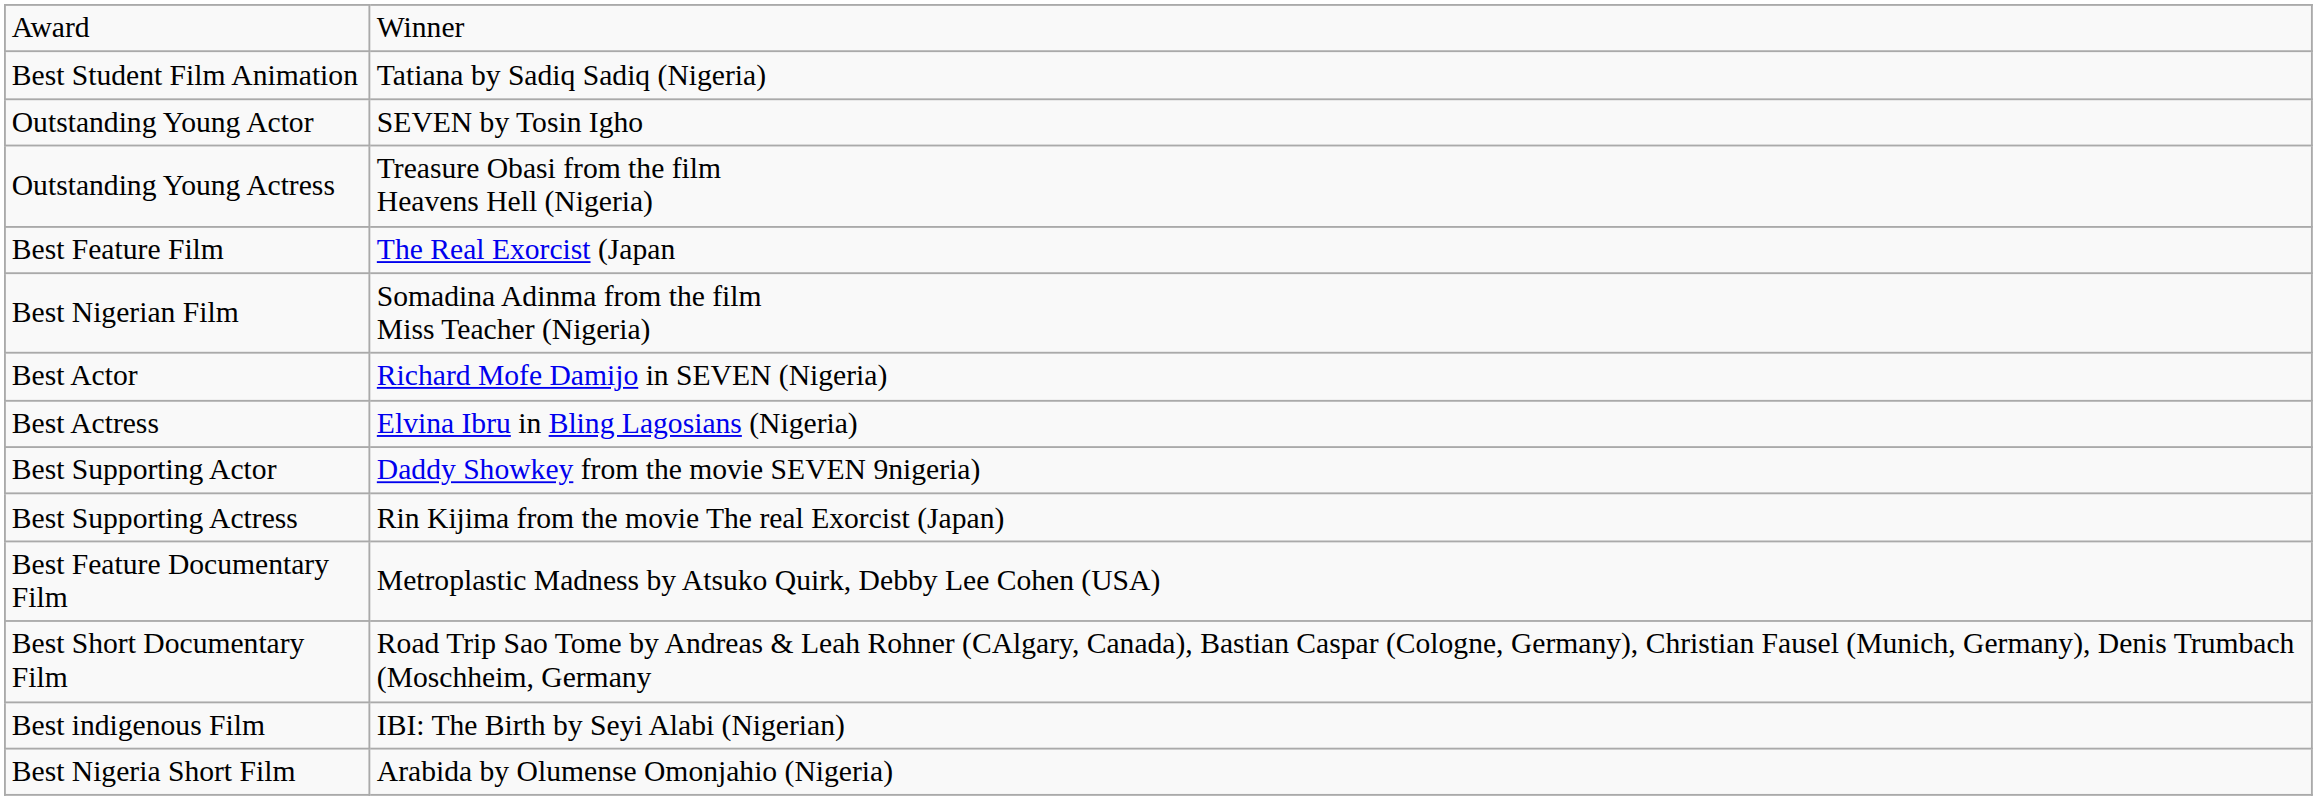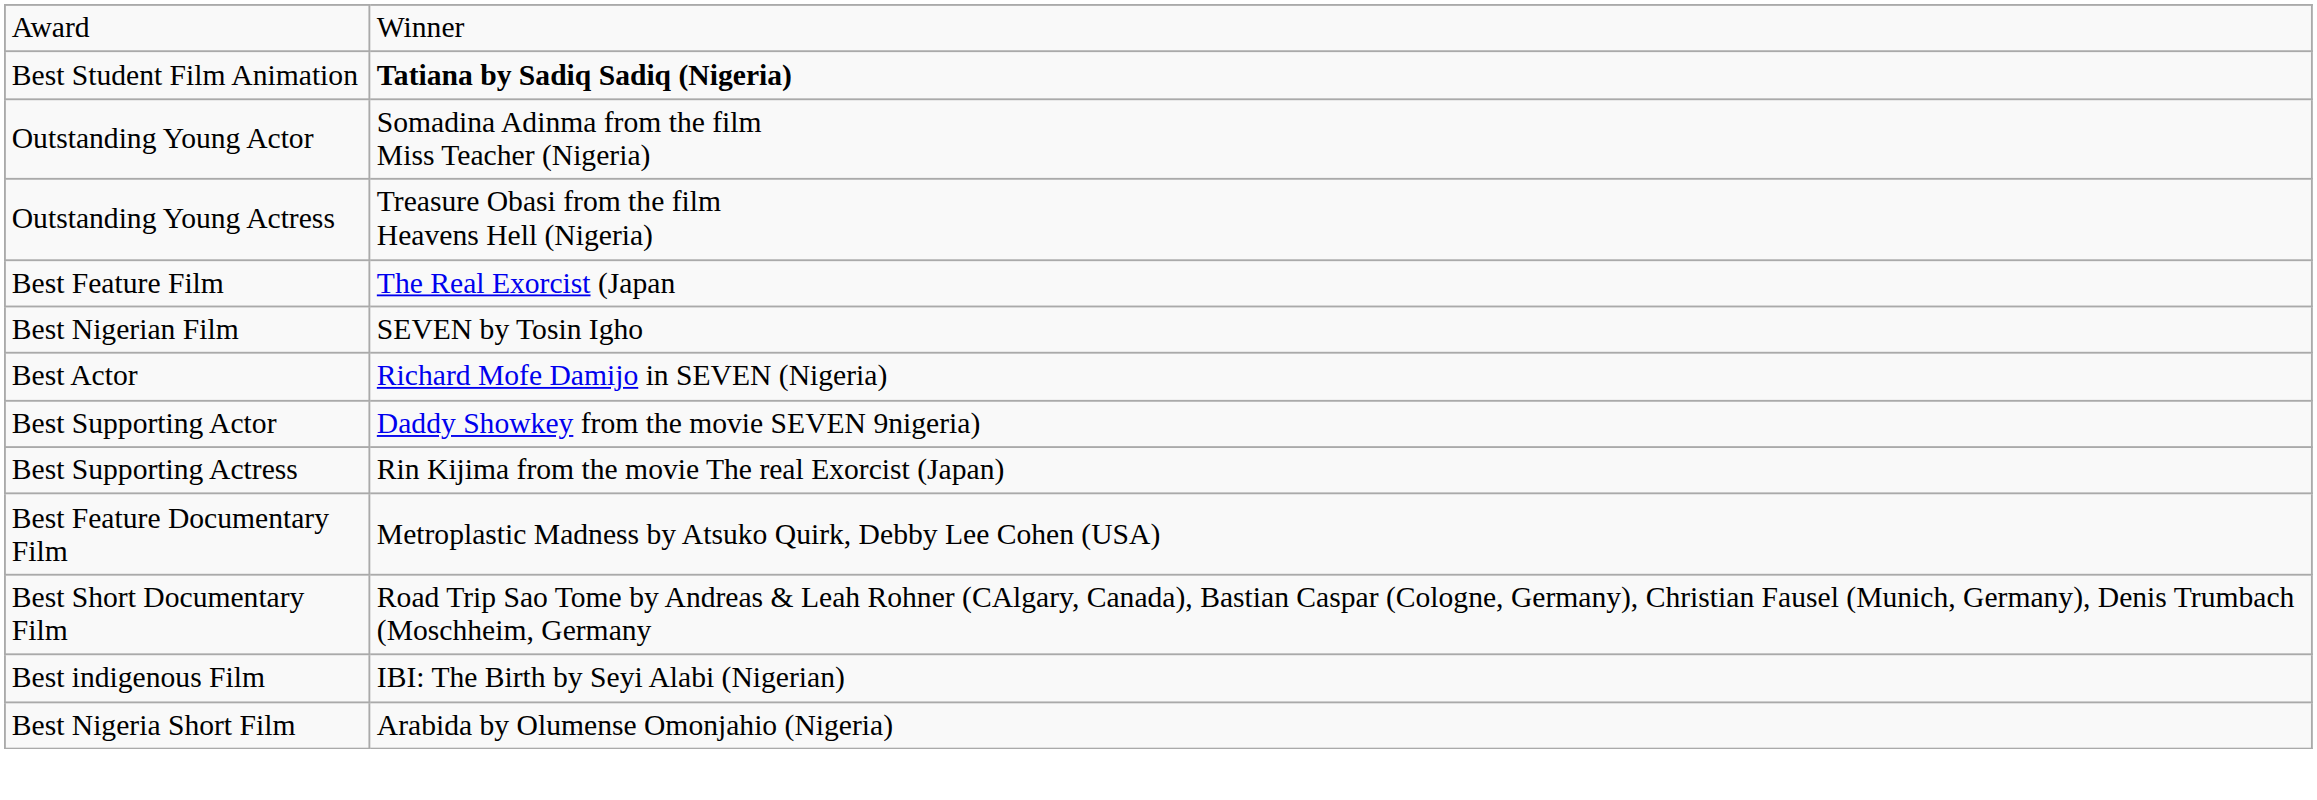(571, 74) normal -> (584, 74) bold
(510, 121) SEVEN by Tosin Igho -> (569, 138) Somadina Adinma from the film Miss Teacher (Nigeria)
(569, 312) Somadina Adinma from the film Miss Teacher (Nigeria) -> (510, 329) SEVEN by Tosin Igho
- row: (85, 423)
